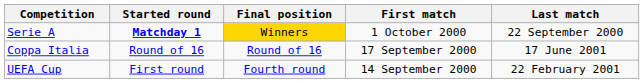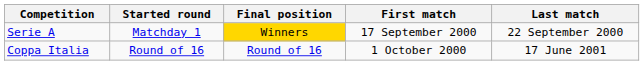(167, 32) bold -> (167, 32) normal
(419, 32) 1 October 2000 -> (419, 32) 17 September 2000
(419, 51) 17 September 2000 -> (419, 51) 1 October 2000
- row: (34, 69)
